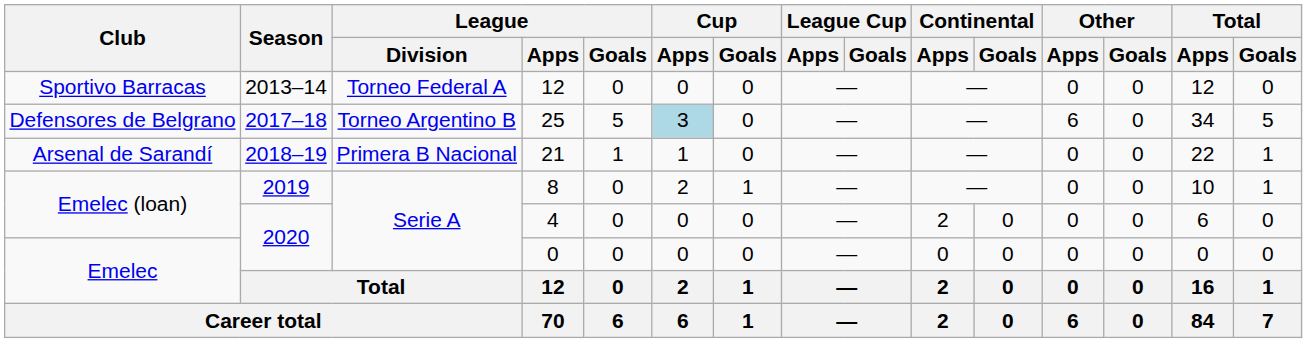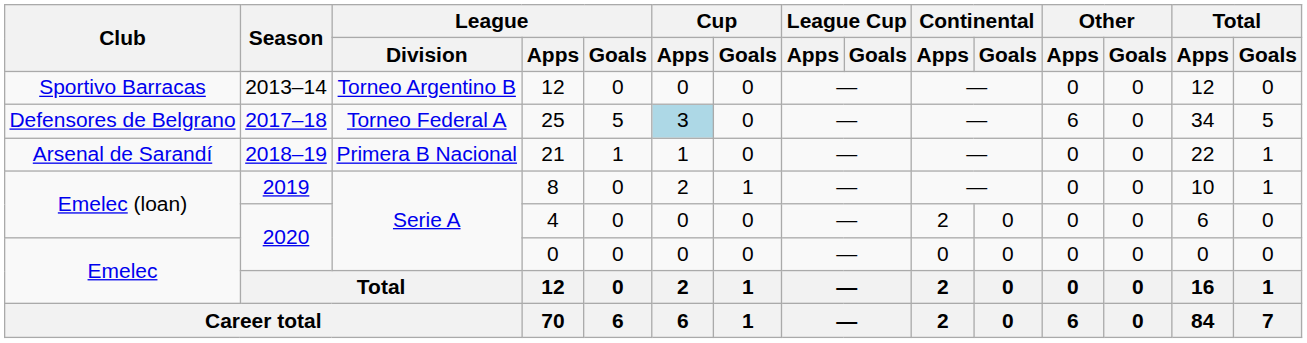(427, 87) Torneo Federal A -> (427, 87) Torneo Argentino B
(427, 120) Torneo Argentino B -> (427, 120) Torneo Federal A
